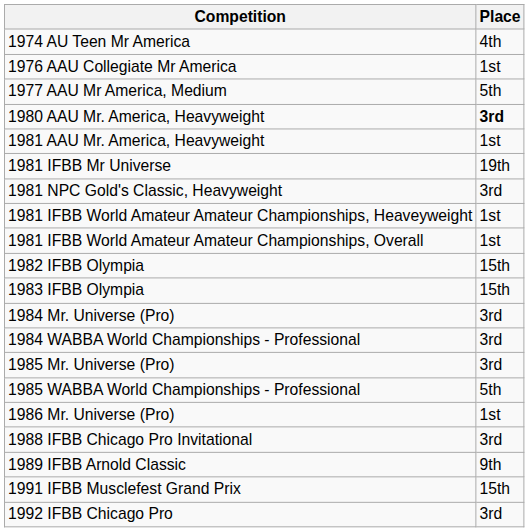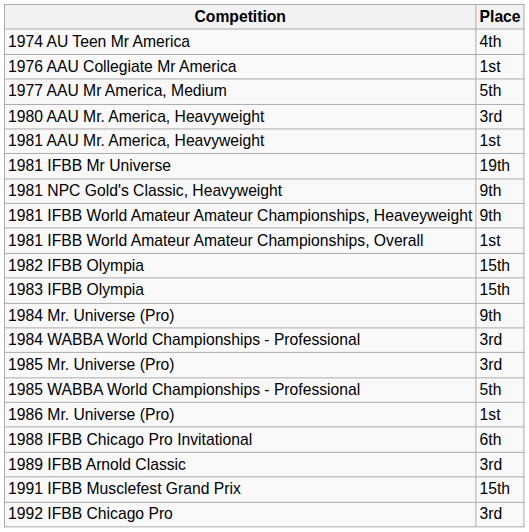(492, 116) bold -> (491, 116) normal
(491, 191) 3rd -> (490, 191) 9th
(490, 215) 1st -> (490, 215) 9th
(491, 315) 3rd -> (490, 315) 9th
(491, 439) 3rd -> (490, 439) 6th
(490, 464) 9th -> (491, 464) 3rd
